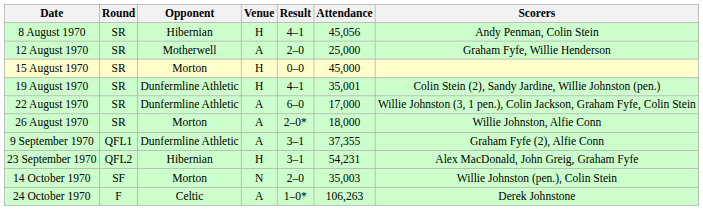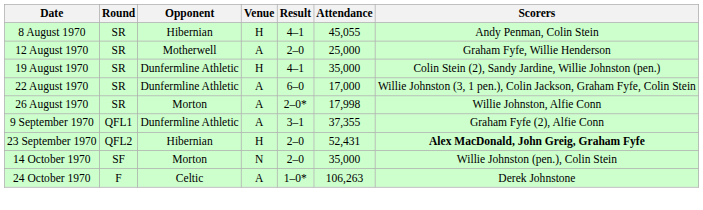(344, 31) 45,056 -> (344, 31) 45,055
- row: (52, 68)
(344, 86) 35,001 -> (344, 68) 35,000
(344, 123) 18,000 -> (344, 104) 17,998
(295, 159) 3–1 -> (295, 141) 2–0
(344, 159) 54,231 -> (344, 141) 52,431
(537, 159) normal -> (537, 141) bold
(344, 178) 35,003 -> (344, 159) 35,000
